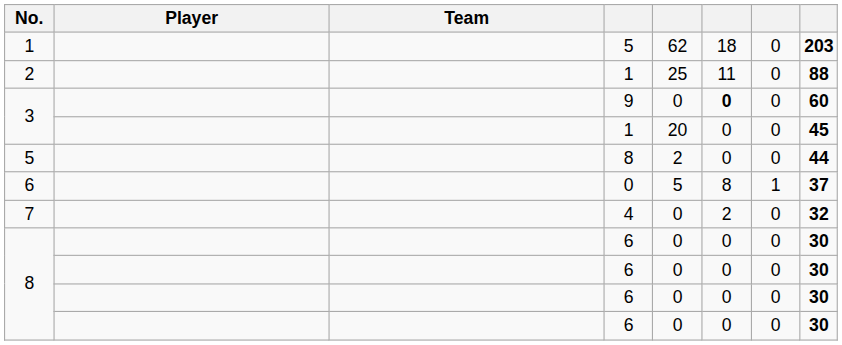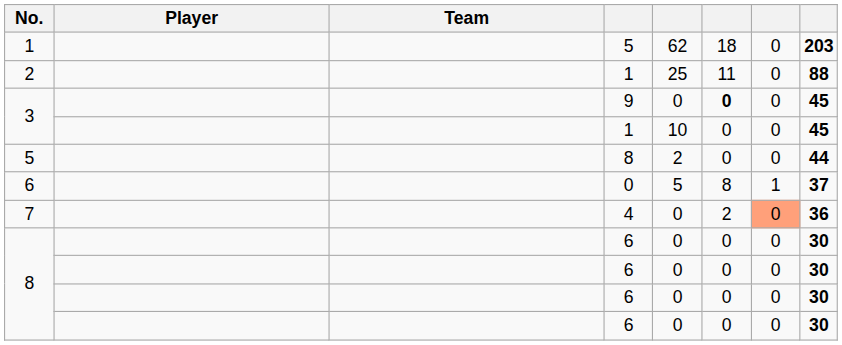(819, 102) 60 -> (819, 102) 45
(678, 130) 20 -> (678, 130) 10
(776, 213) no background -> (776, 213) lightsalmon background
(819, 213) 32 -> (819, 213) 36
